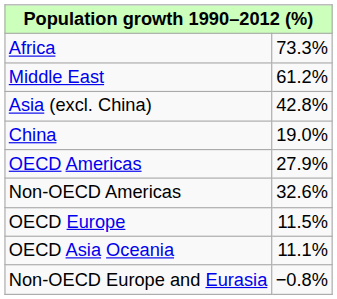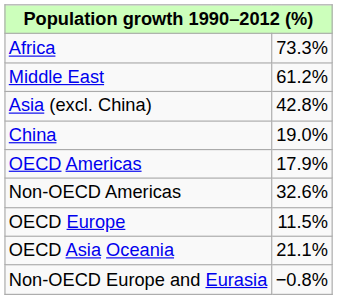(302, 163) 27.9% -> (302, 163) 17.9%
(303, 250) 11.1% -> (302, 250) 21.1%
